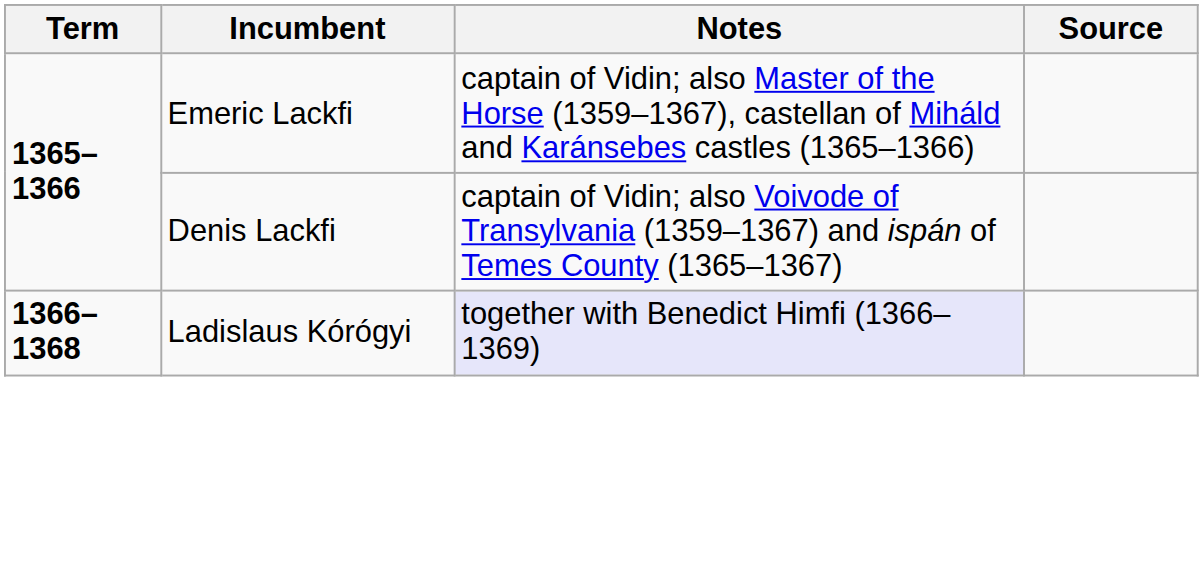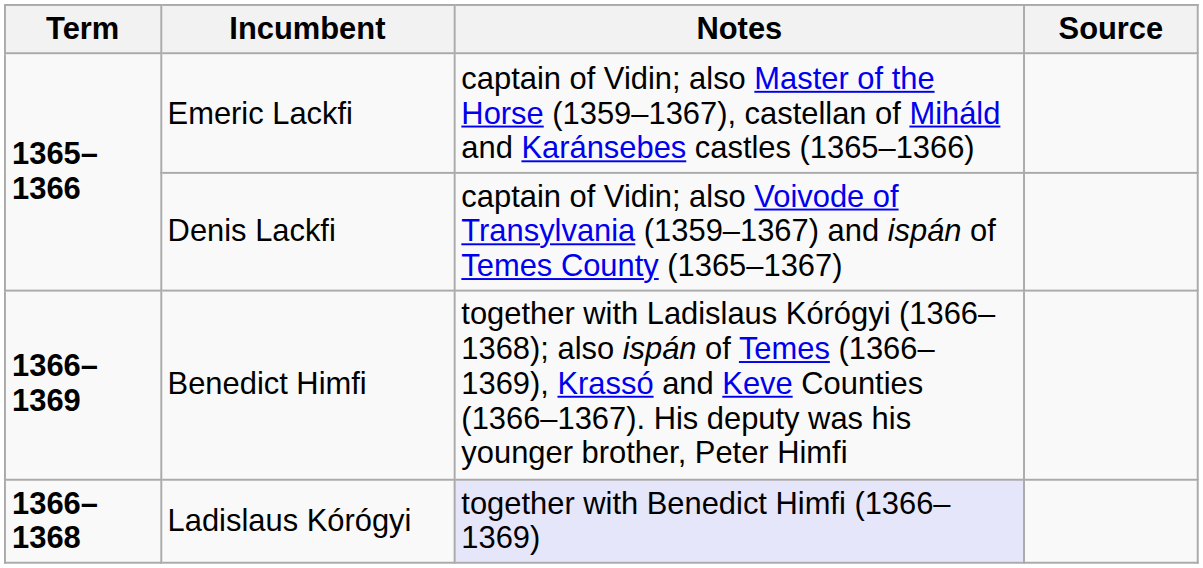+ row: (267, 384)
